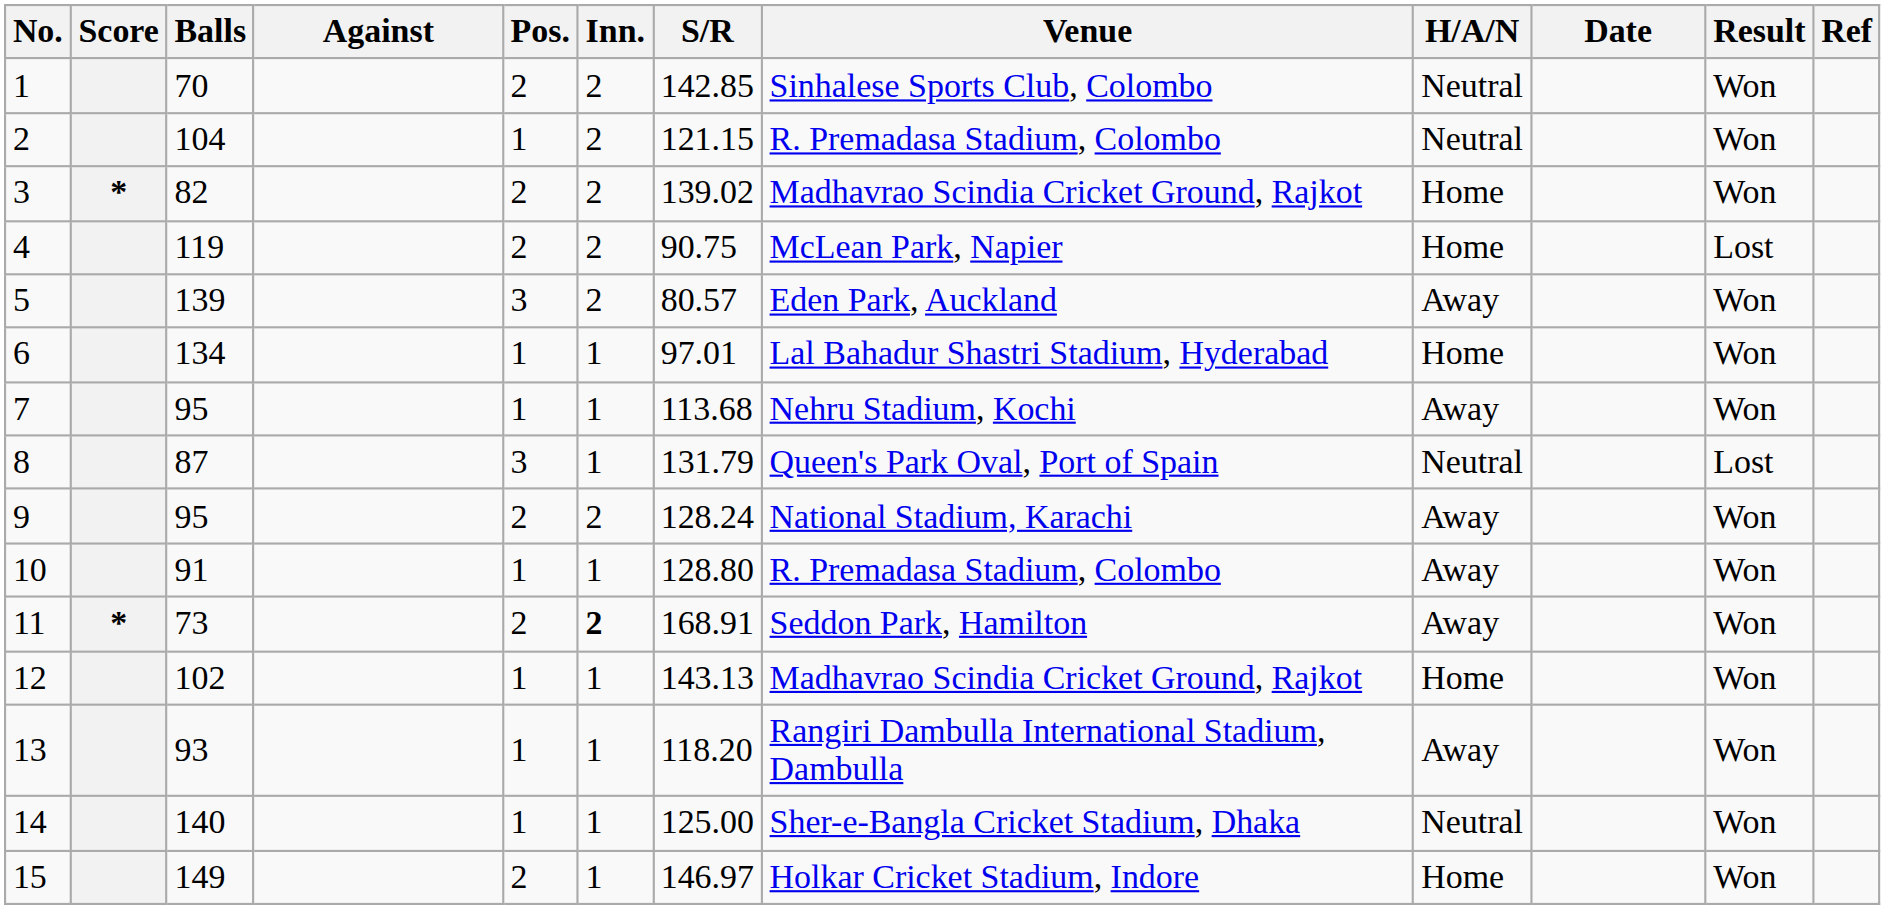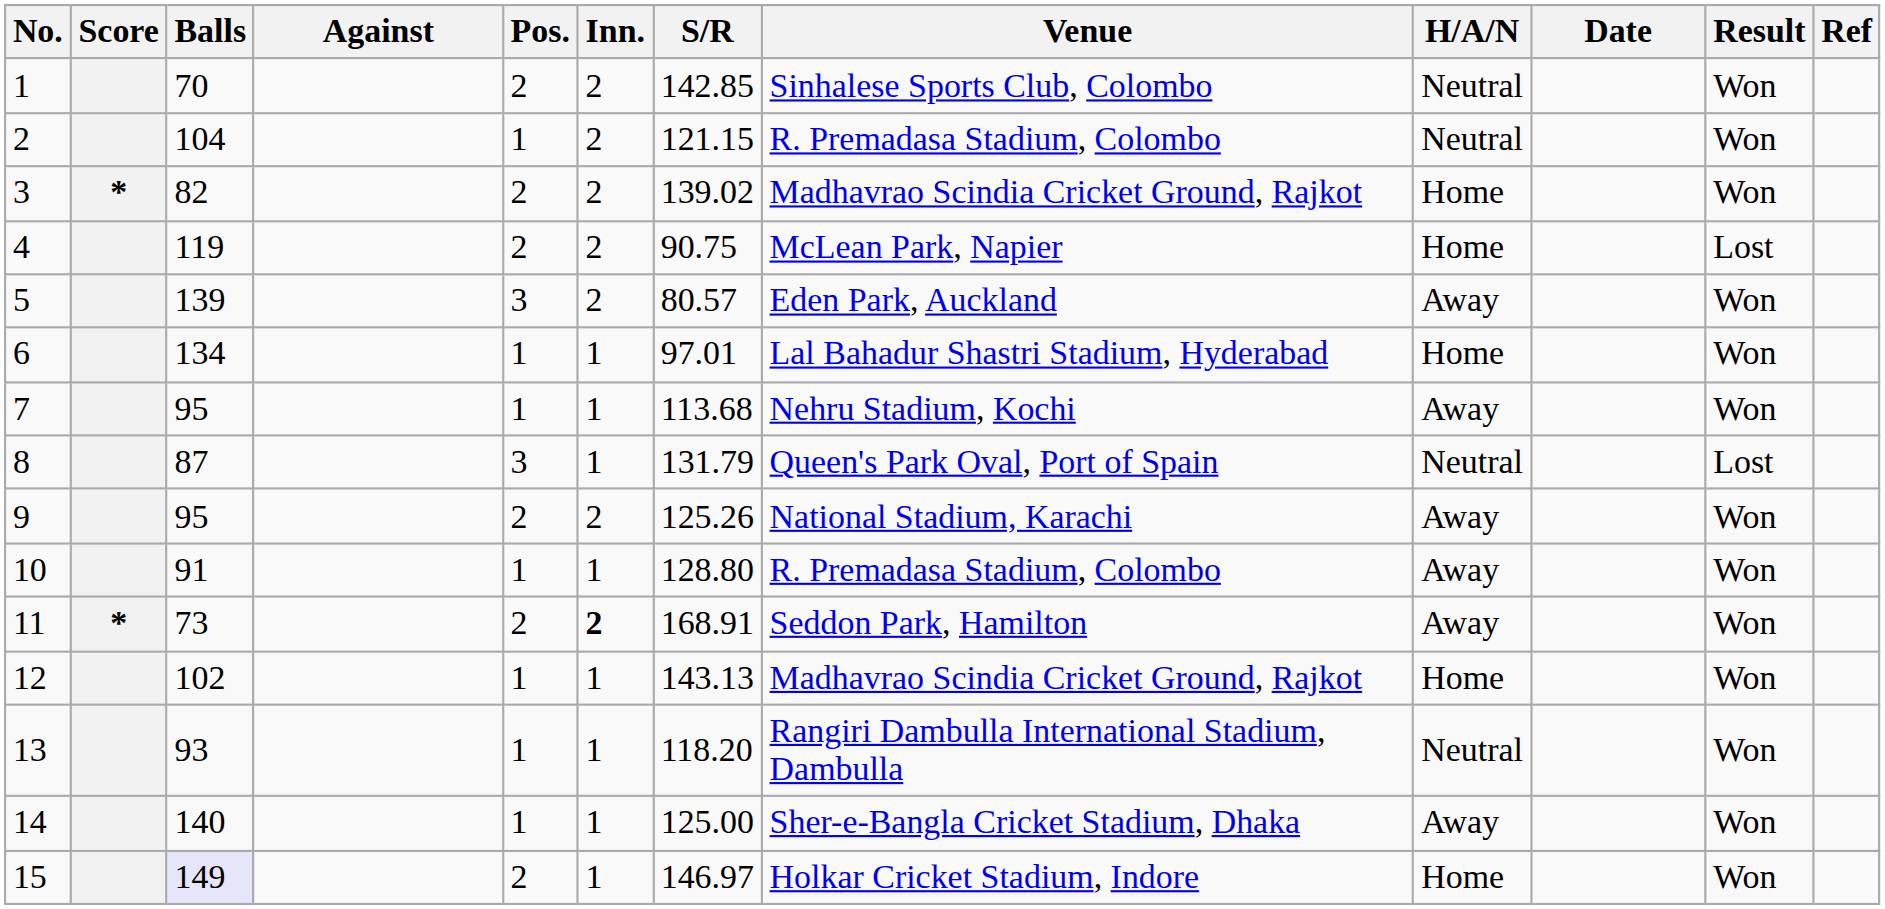(707, 515) 128.24 -> (707, 515) 125.26
(1460, 749) Away -> (1472, 749) Neutral
(1472, 822) Neutral -> (1460, 822) Away
(200, 876) no background -> (200, 876) lavender background
